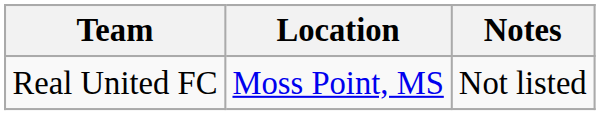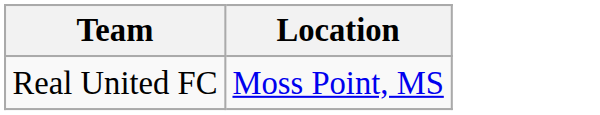- column: (523, 30)
